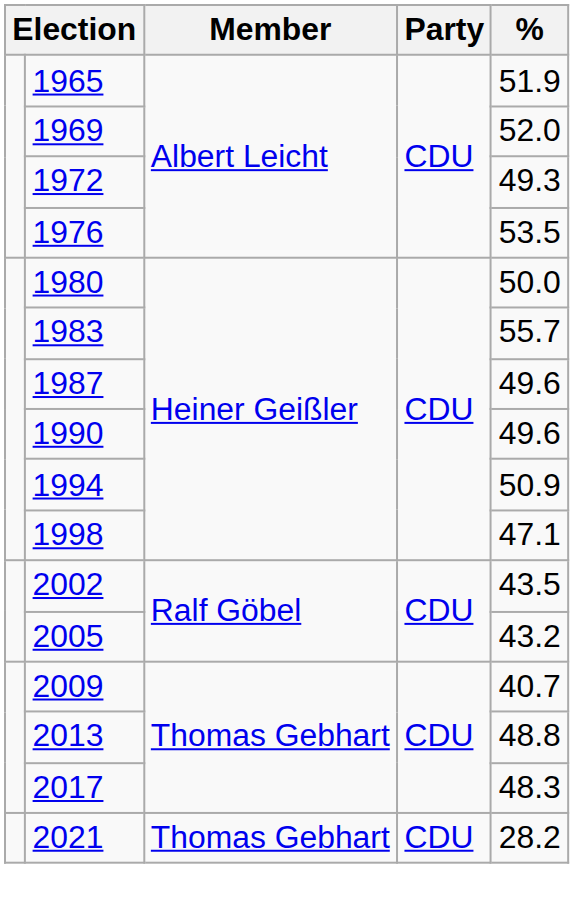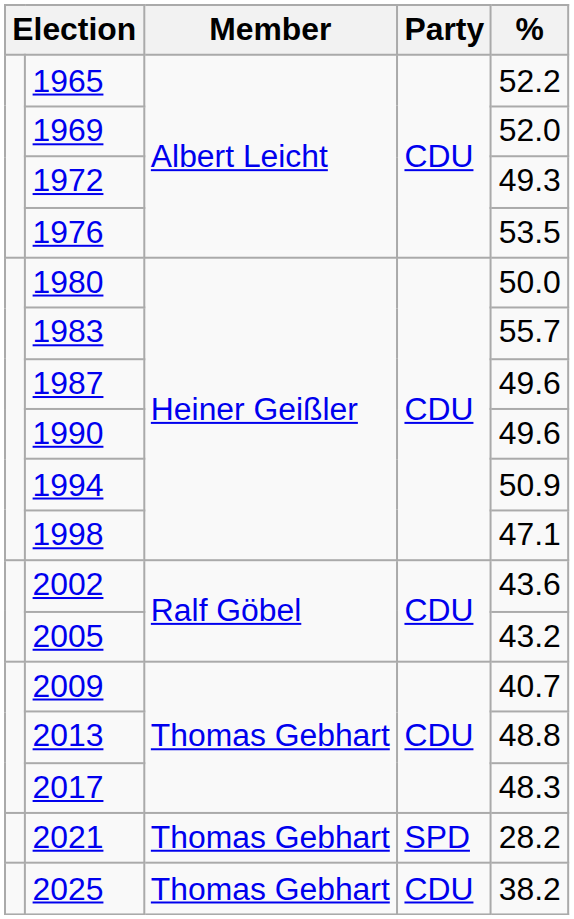(530, 80) 51.9 -> (530, 80) 52.2
(530, 585) 43.5 -> (530, 585) 43.6
(439, 837) CDU -> (437, 837) SPD
+ row: (68, 888)
